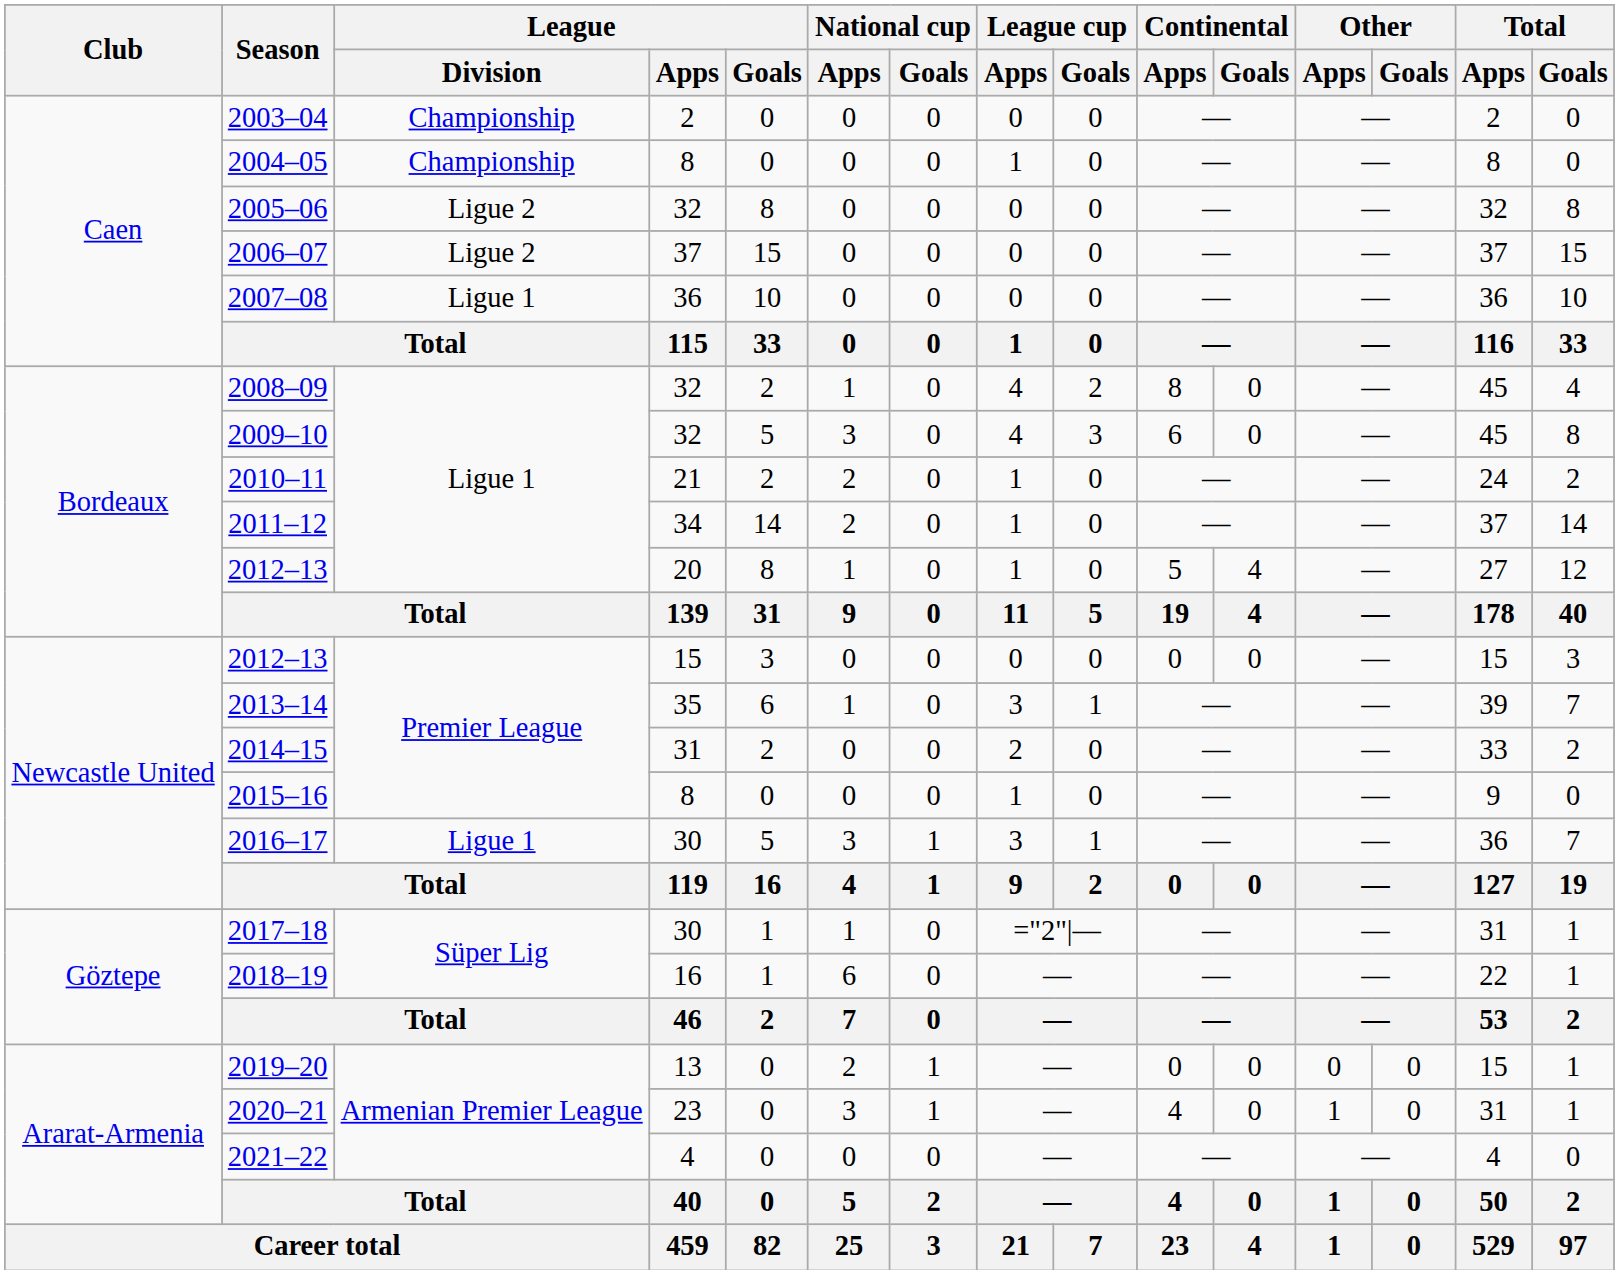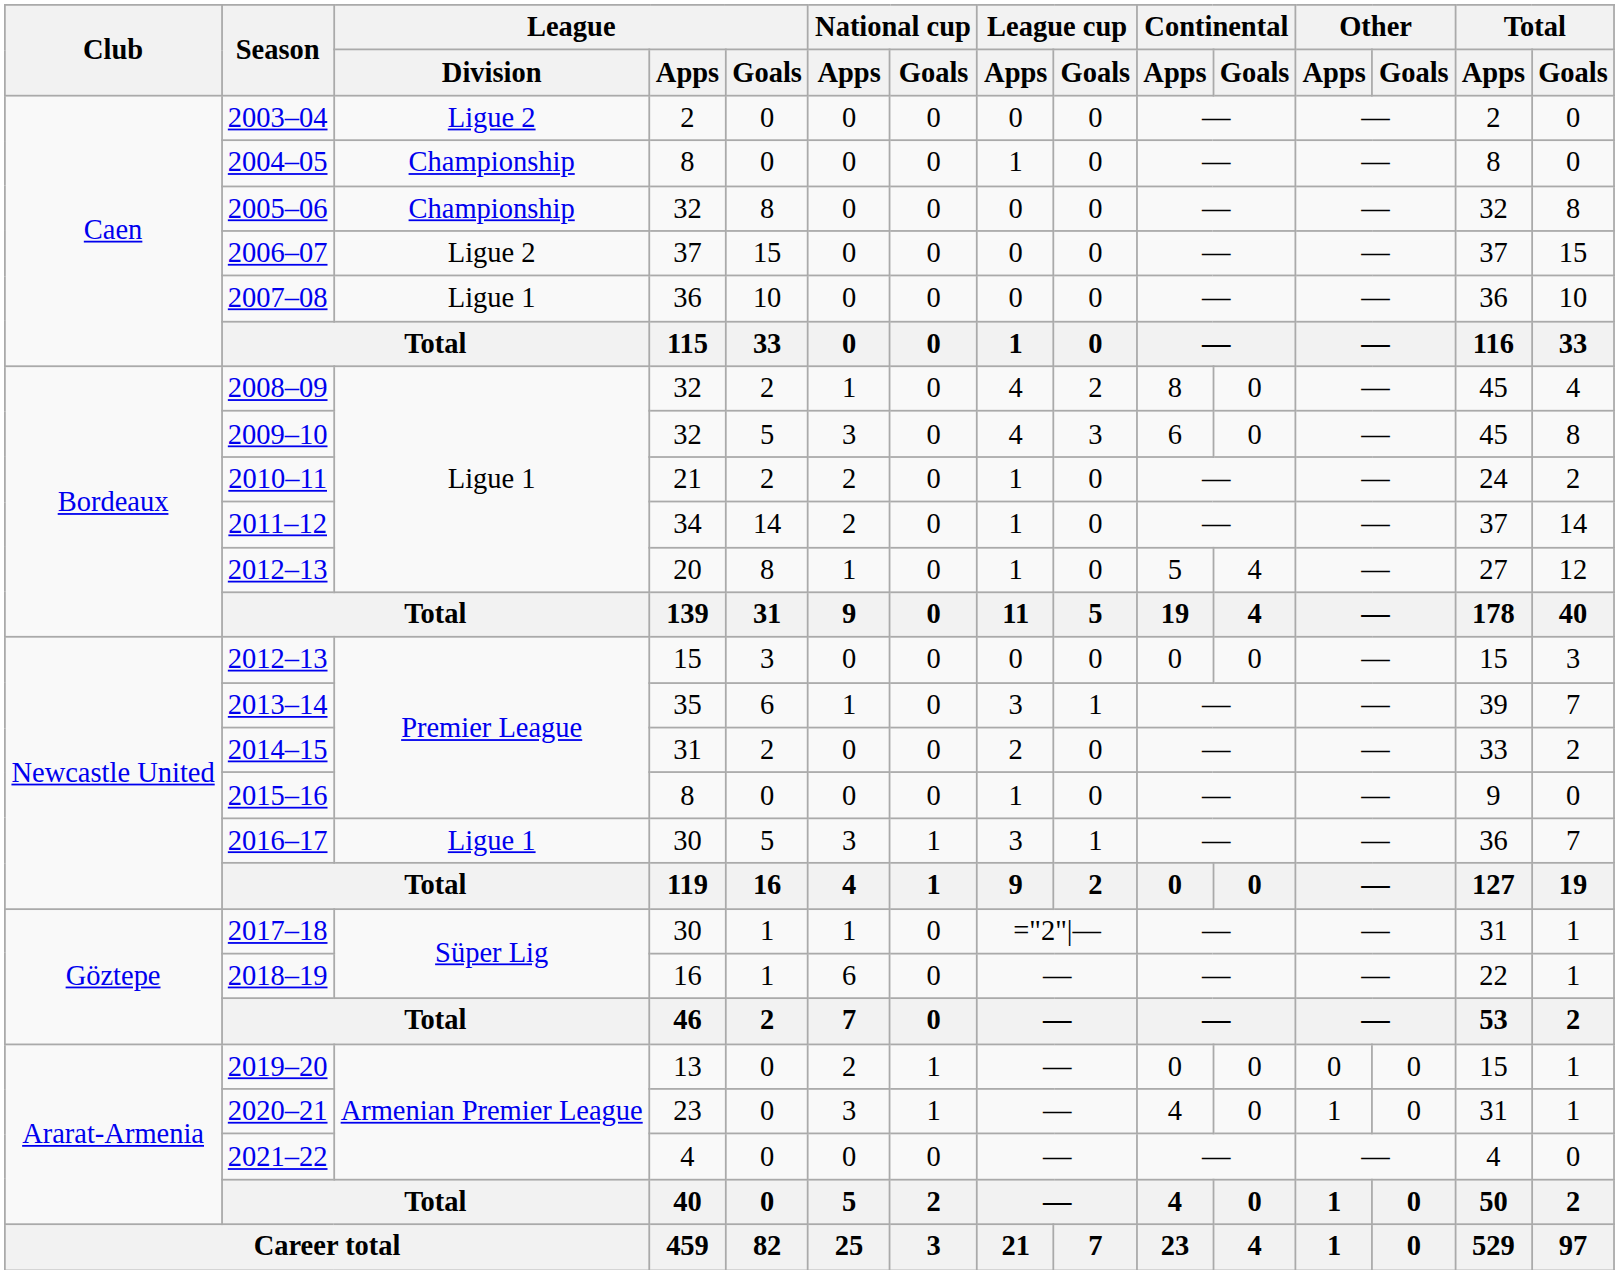(492, 117) Championship -> (492, 117) Ligue 2
(492, 207) Ligue 2 -> (492, 207) Championship
